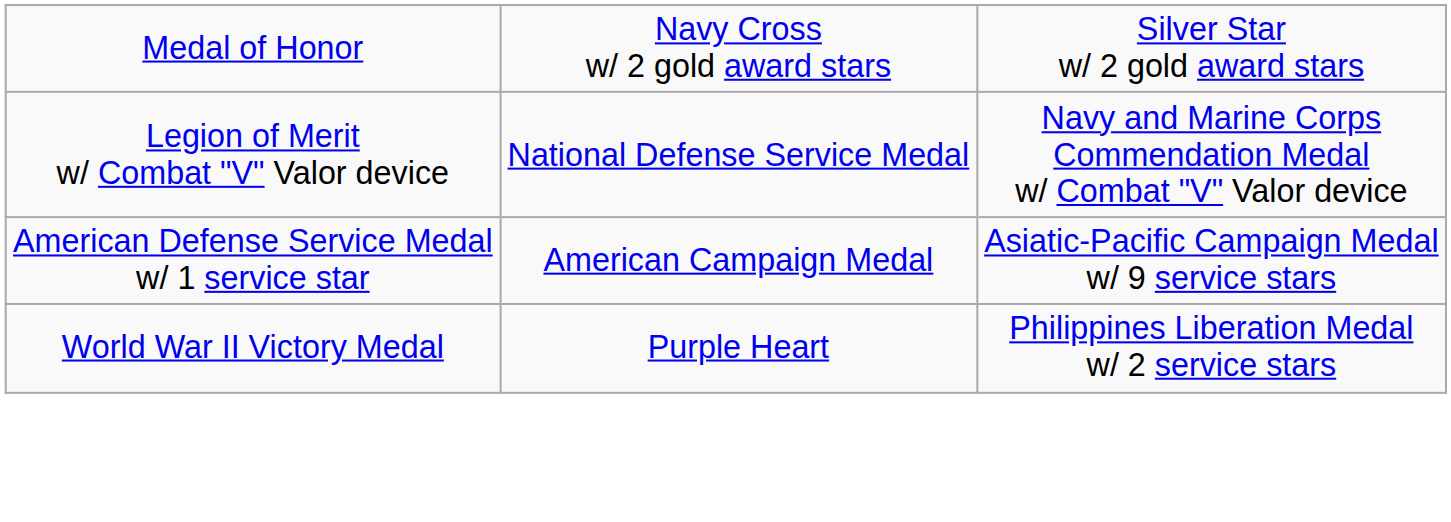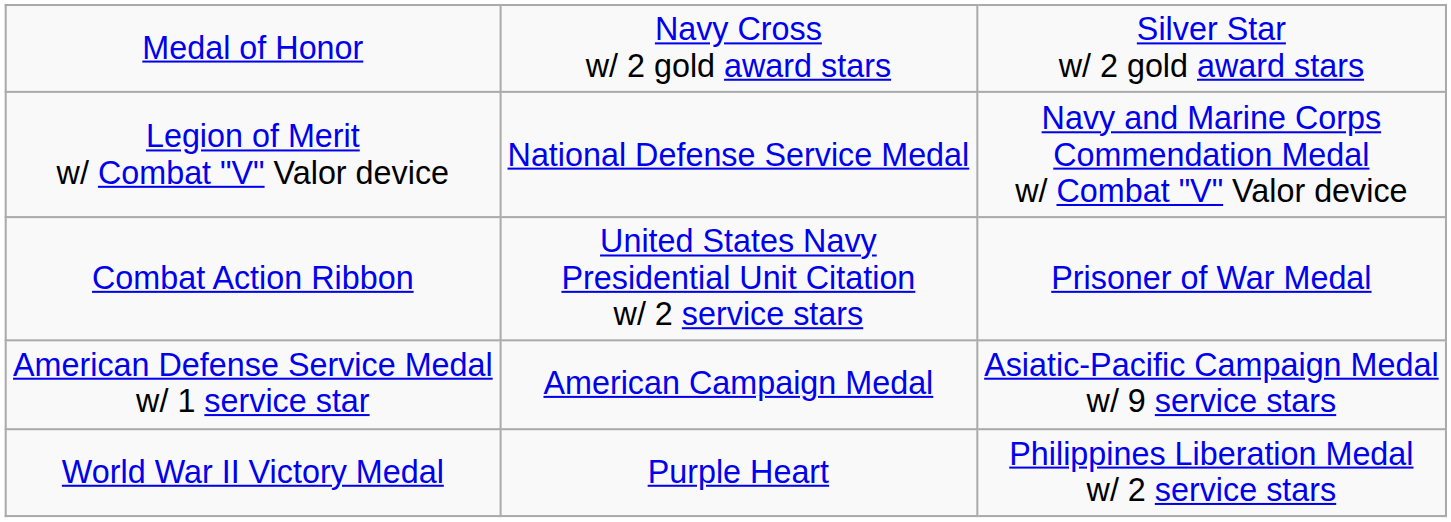+ row: (253, 278)
